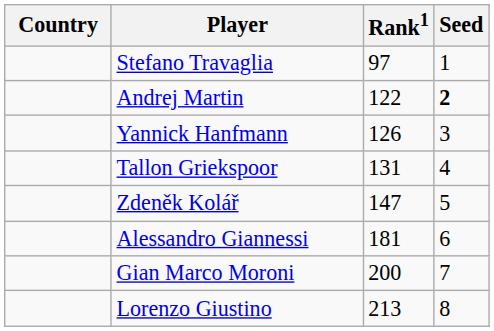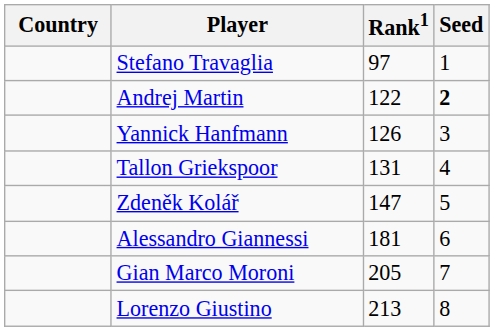(385, 273) 200 -> (385, 273) 205
